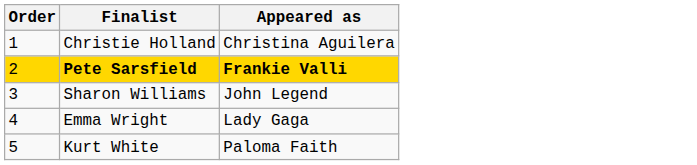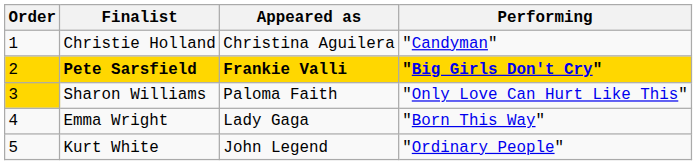+ column: (545, 18)
(13, 95) no background -> (13, 95) gold background
(276, 95) John Legend -> (280, 95) Paloma Faith
(280, 147) Paloma Faith -> (276, 147) John Legend
